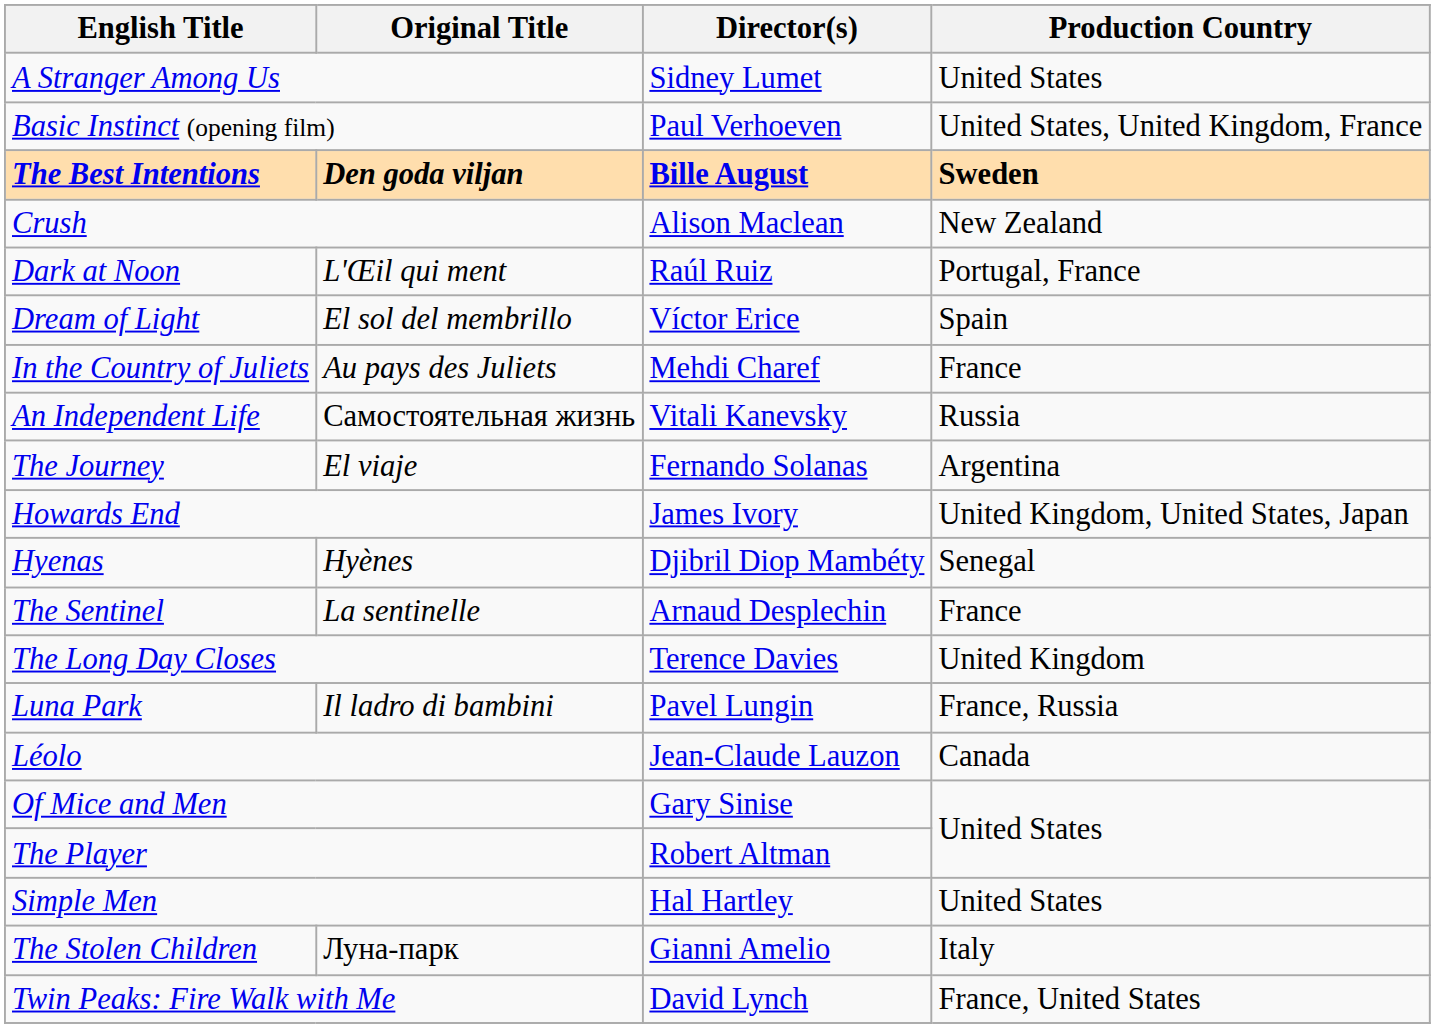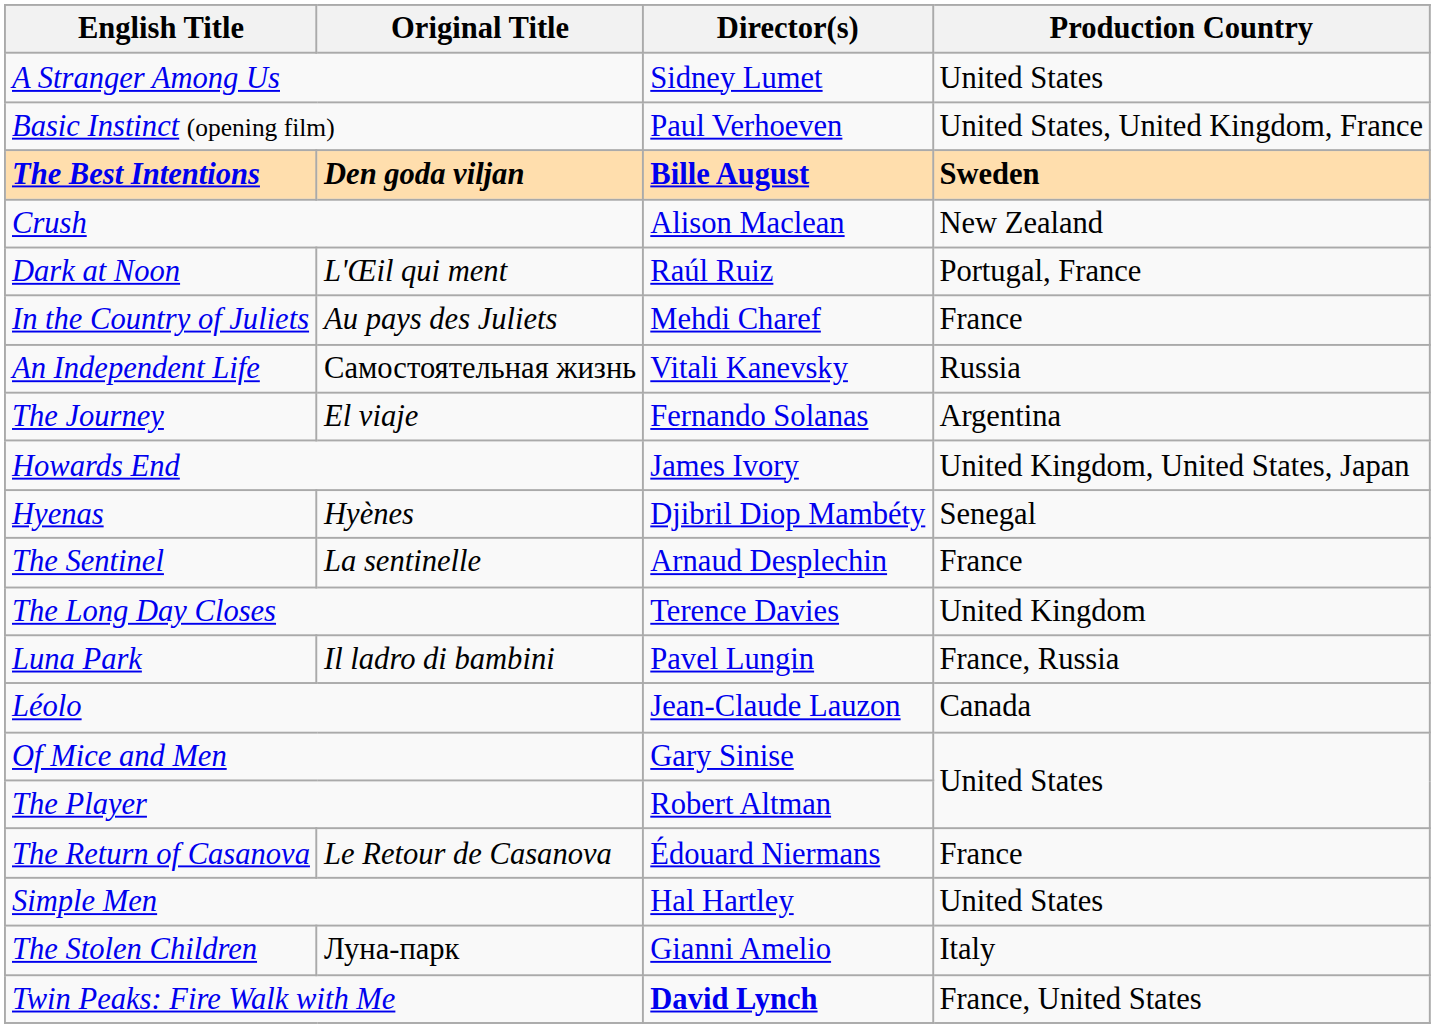- row: (106, 319)
+ row: (161, 852)
(729, 998) normal -> (734, 998) bold
